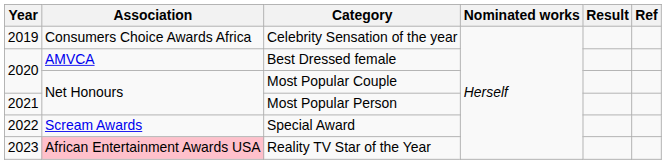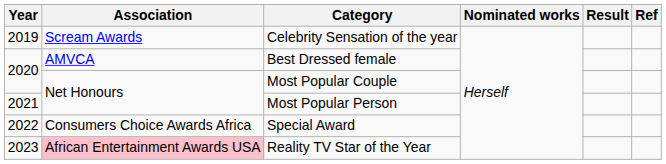(148, 37) Consumers Choice Awards Africa -> (94, 37) Scream Awards
(94, 125) Scream Awards -> (148, 125) Consumers Choice Awards Africa
